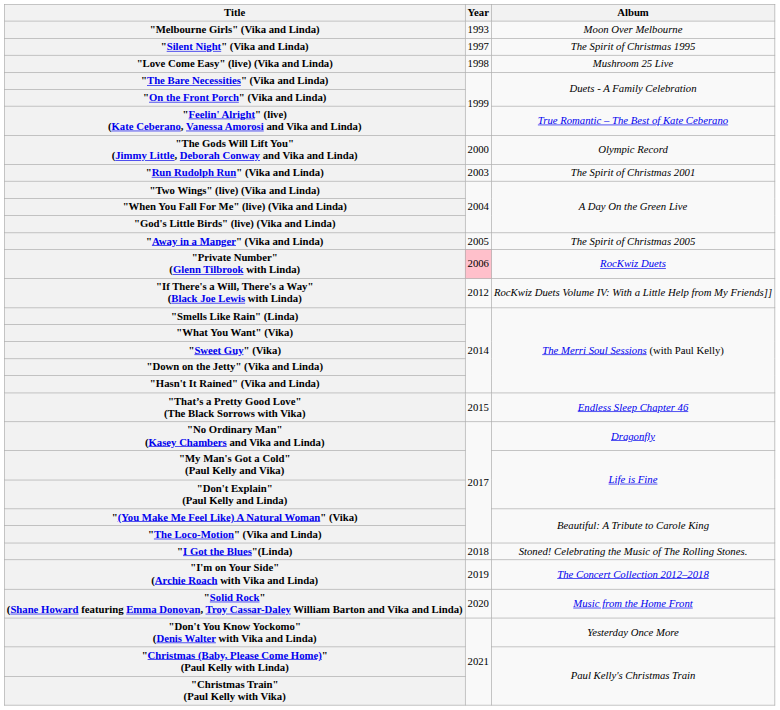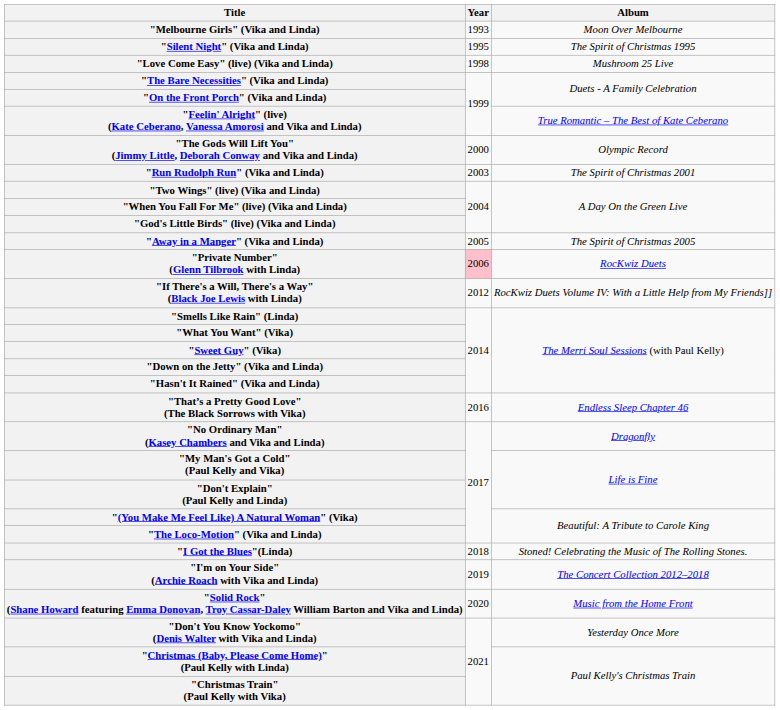(478, 47) 1997 -> (478, 47) 1995
(478, 407) 2015 -> (478, 407) 2016
